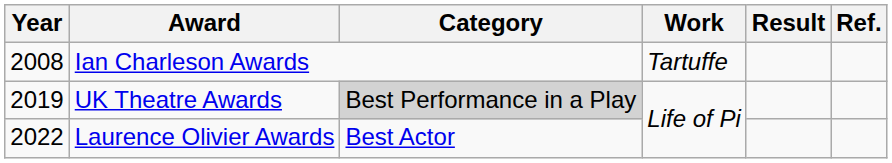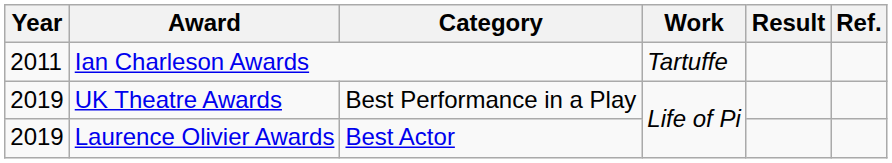(37, 61) 2008 -> (36, 61) 2011
(491, 99) lightgrey background -> (491, 99) no background
(37, 137) 2022 -> (37, 137) 2019
